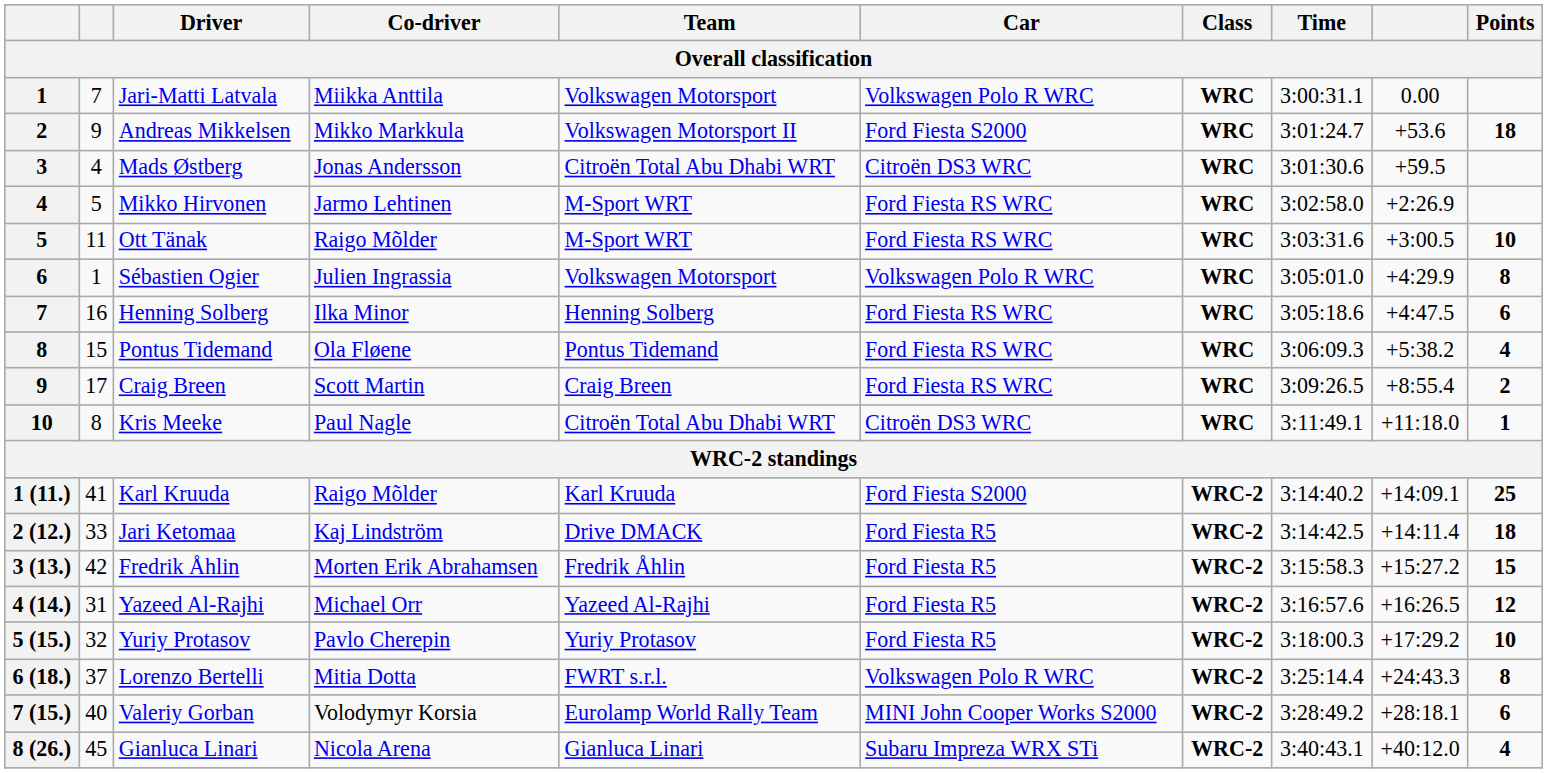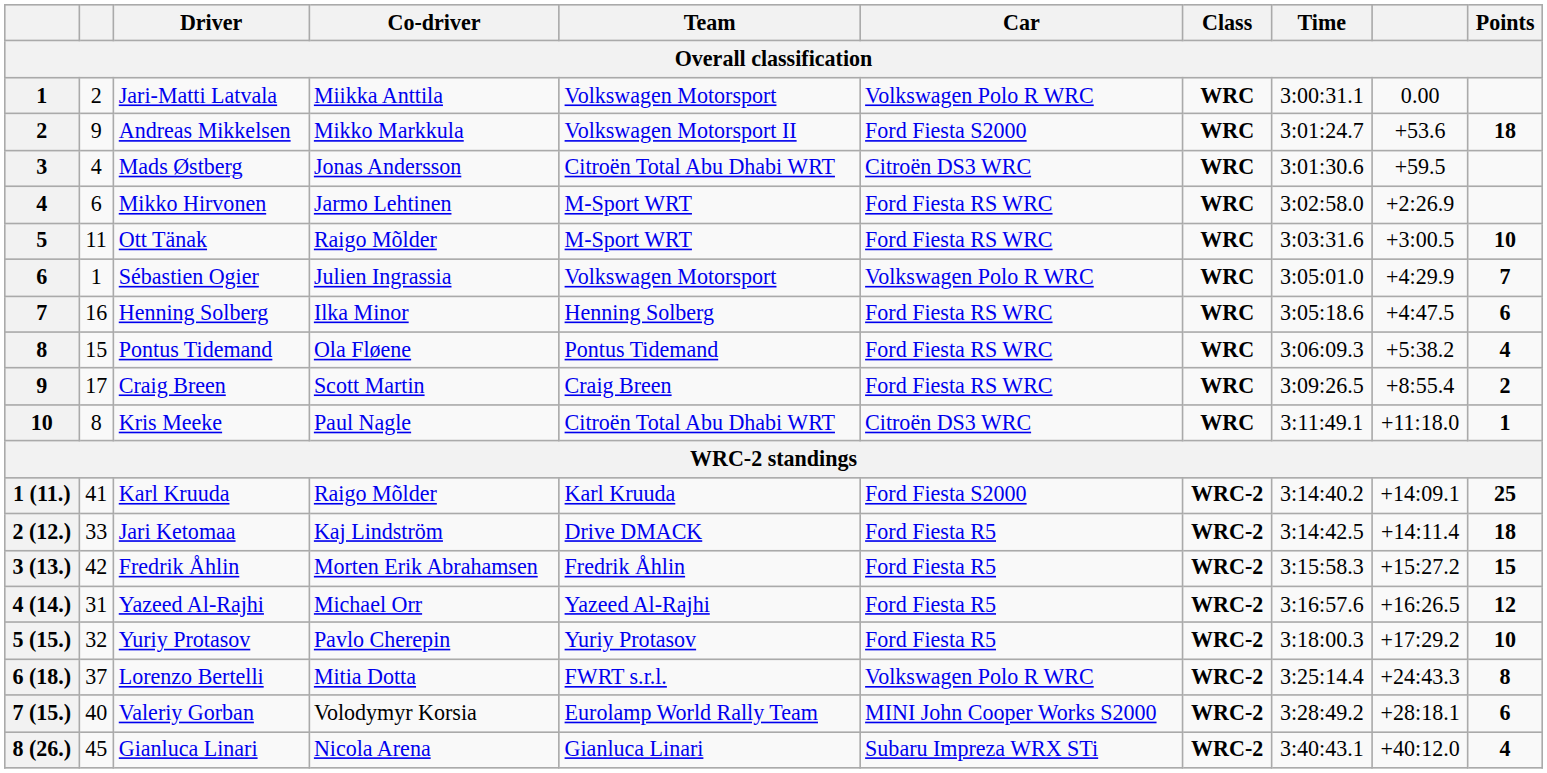(96, 94) 7 -> (96, 94) 2
(96, 204) 5 -> (96, 204) 6
(1505, 276) 8 -> (1505, 276) 7
